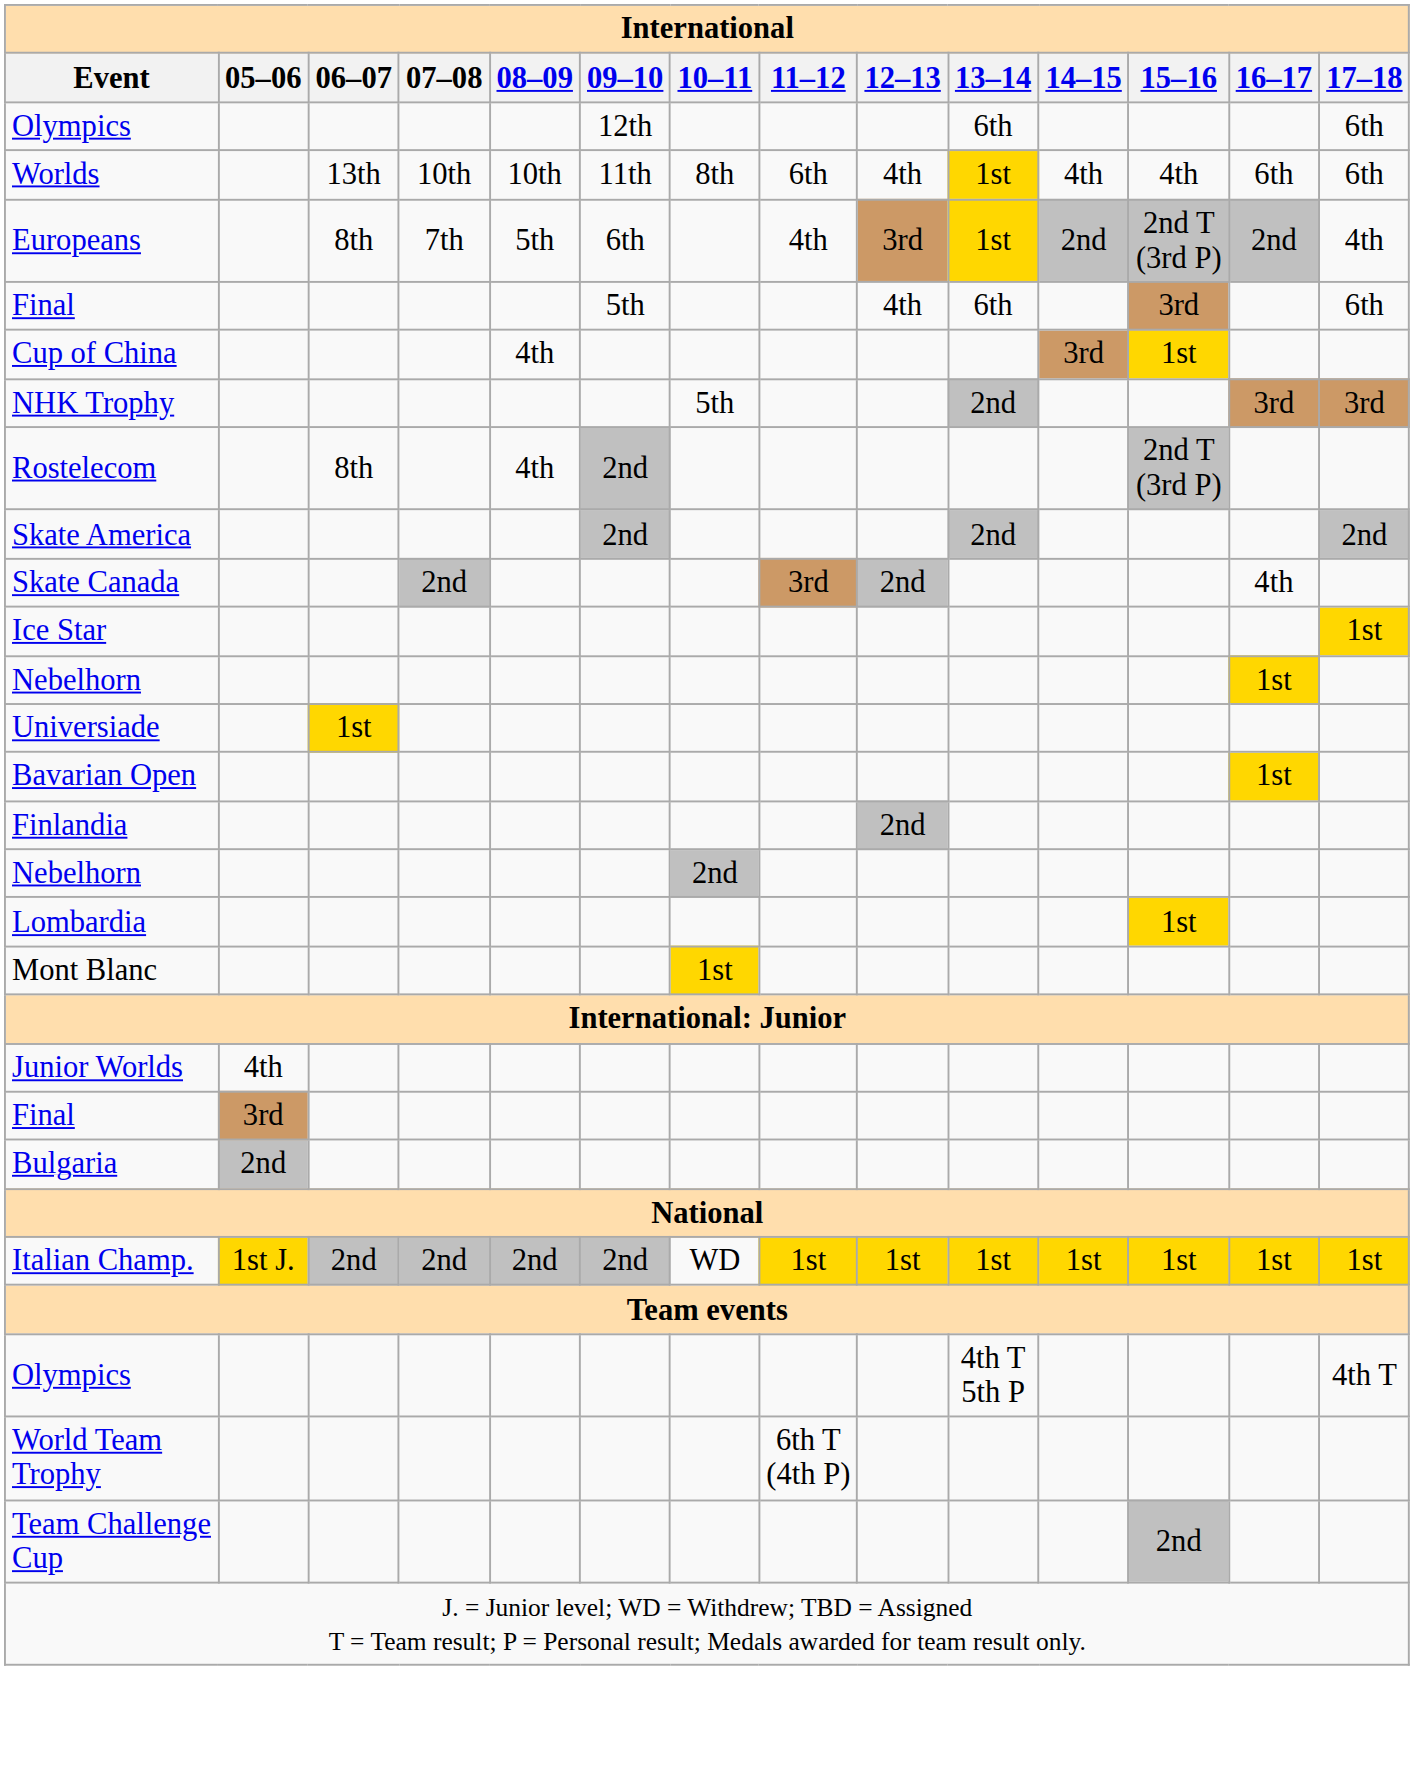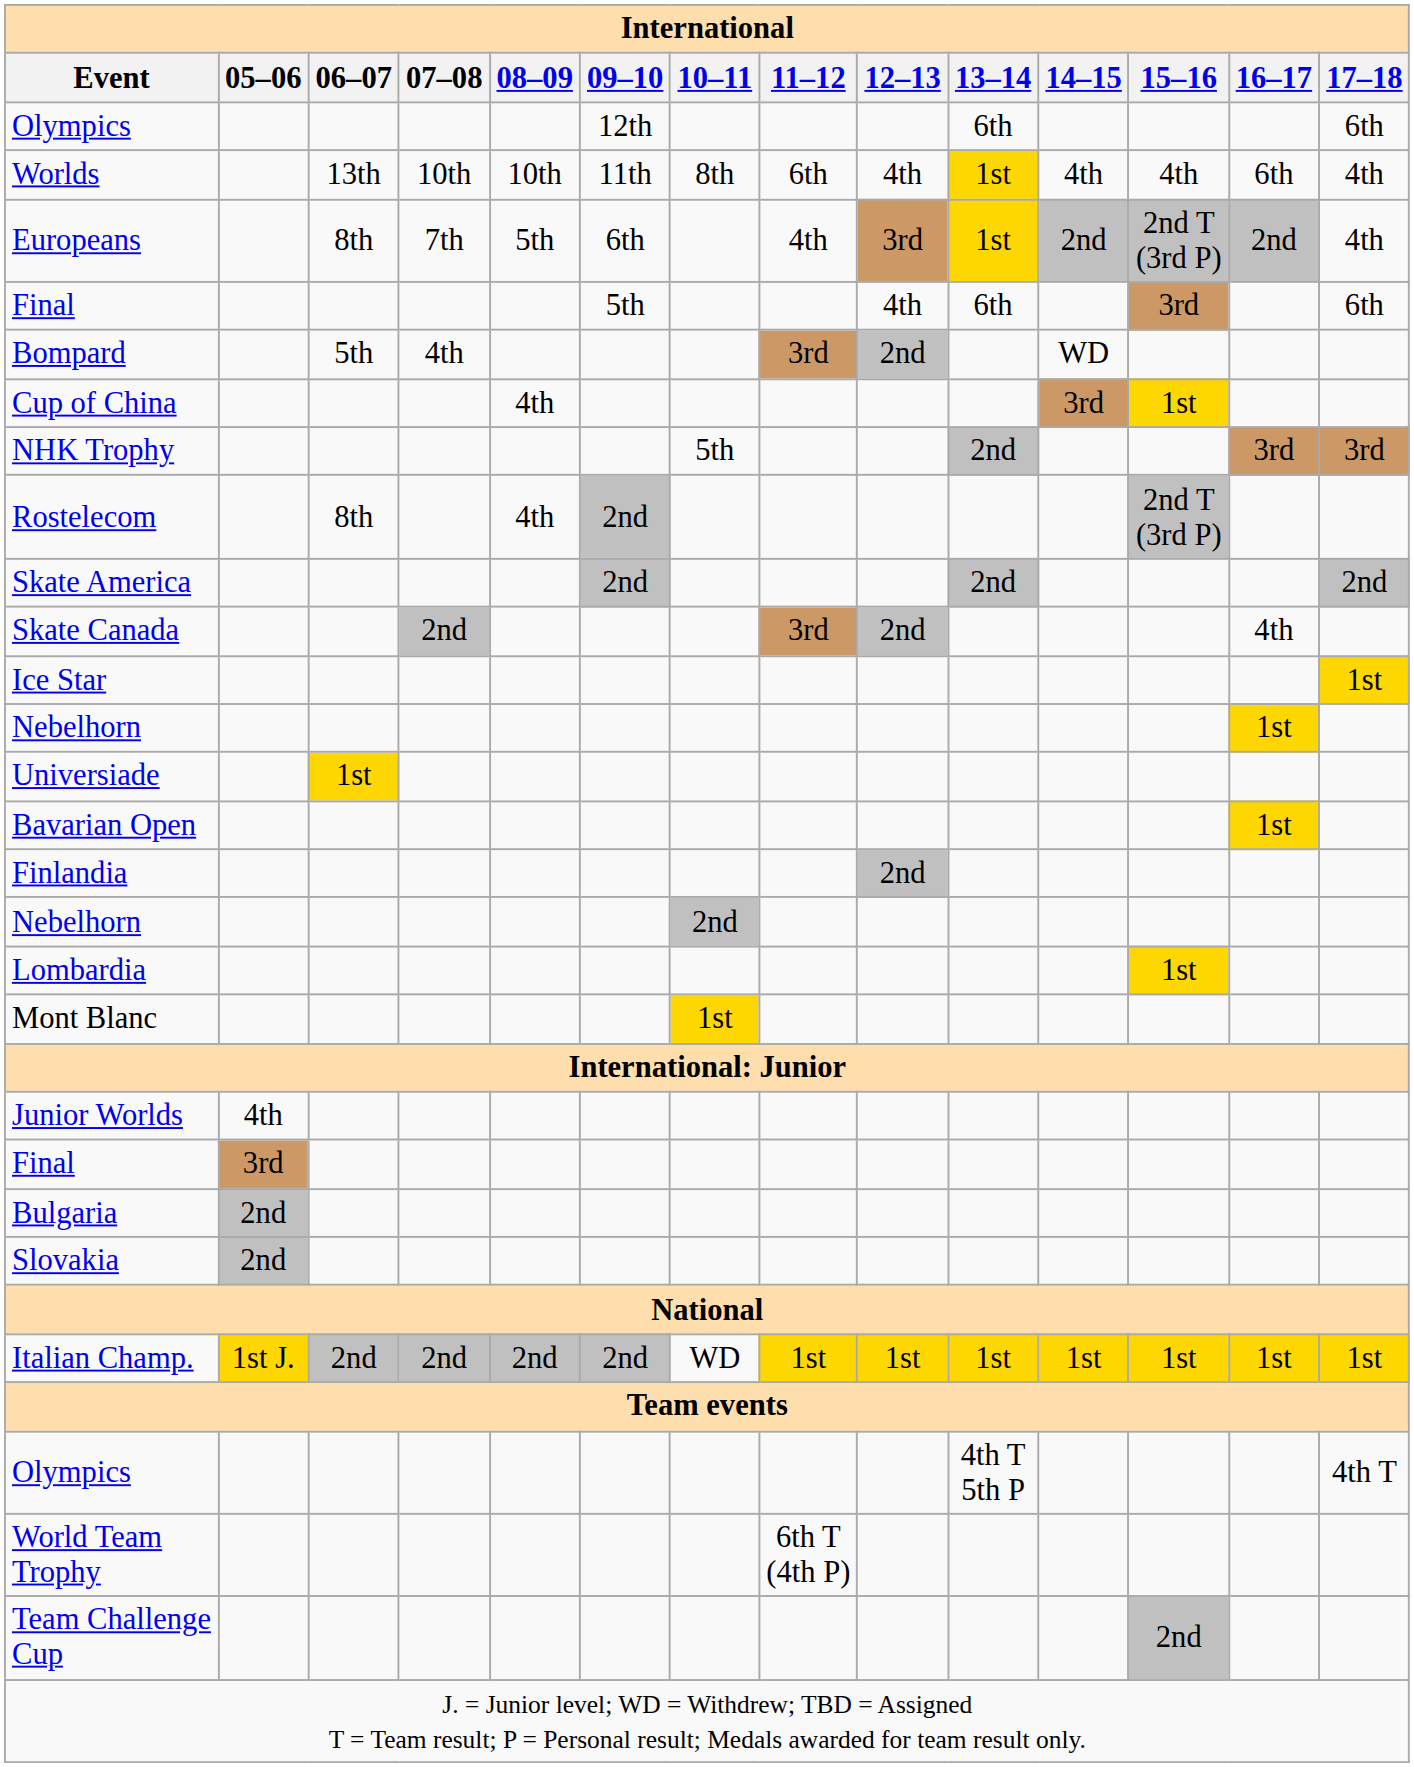(1364, 174) 6th -> (1364, 174) 4th
+ row: (69, 353)
+ row: (65, 1260)
